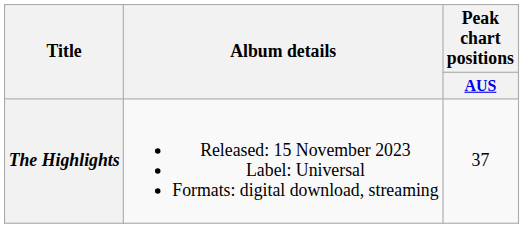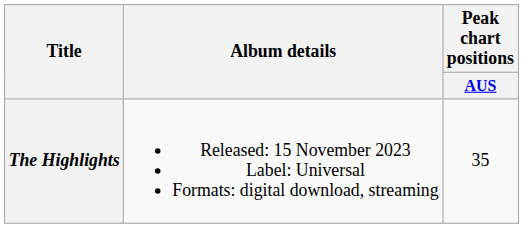(480, 160) 37 -> (480, 160) 35
